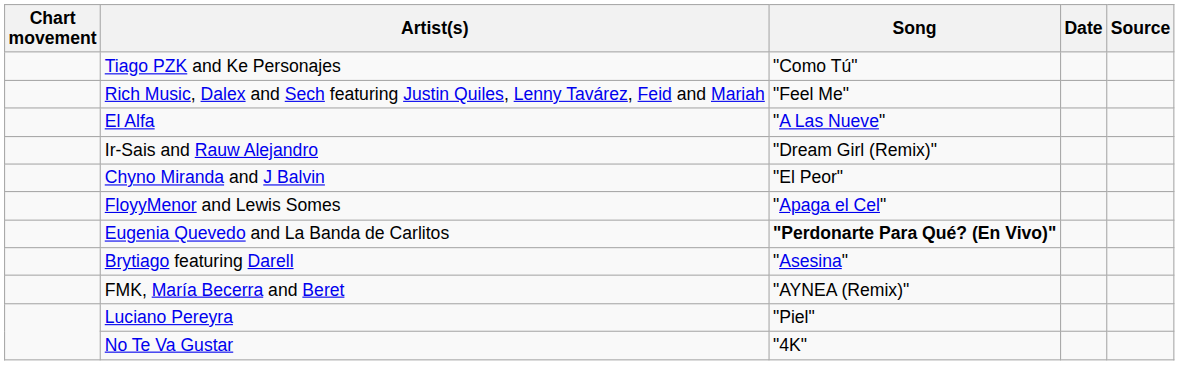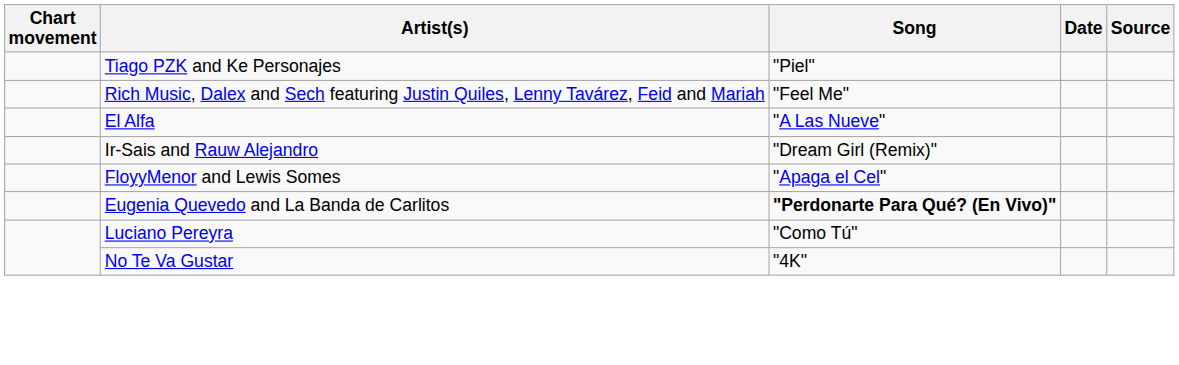(815, 66) "Como Tú" -> (794, 66) "Piel"
- row: (215, 177)
- row: (199, 261)
- row: (225, 289)
(794, 317) "Piel" -> (815, 233) "Como Tú"
